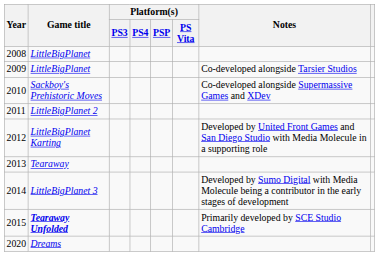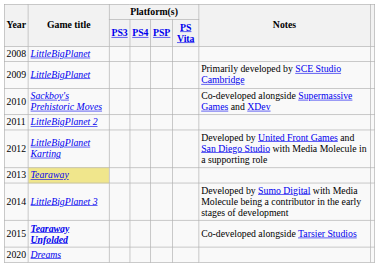(279, 69) Co-developed alongside Tarsier Studios -> (271, 75) Primarily developed by SCE Studio Cambridge
(50, 164) no background -> (50, 175) khaki background
(271, 222) Primarily developed by SCE Studio Cambridge -> (279, 233) Co-developed alongside Tarsier Studios
